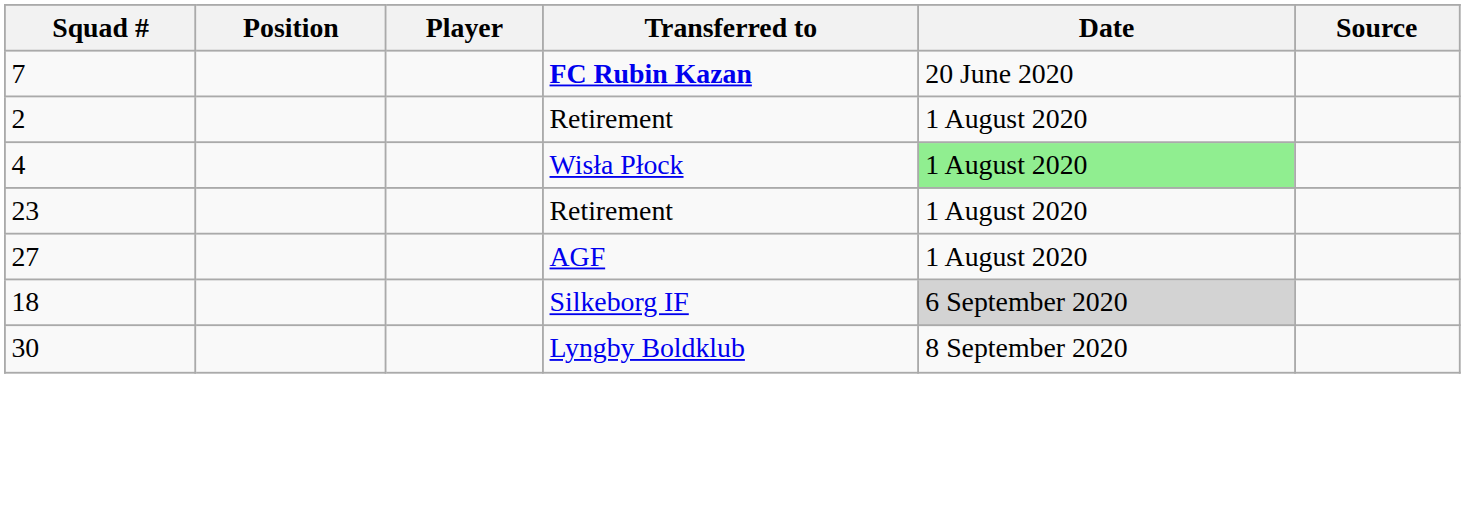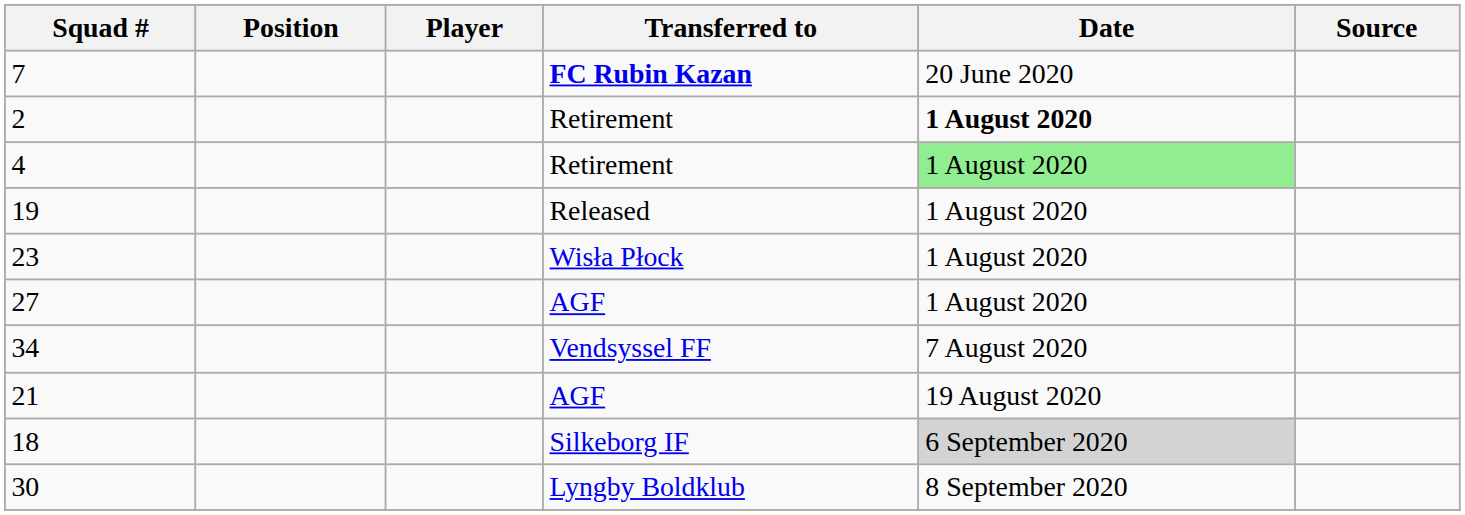(1006, 119) normal -> (1009, 119) bold
(617, 165) Wisła Płock -> (611, 165) Retirement
+ row: (25, 211)
(611, 211) Retirement -> (617, 256) Wisła Płock
+ row: (25, 348)
+ row: (25, 394)
